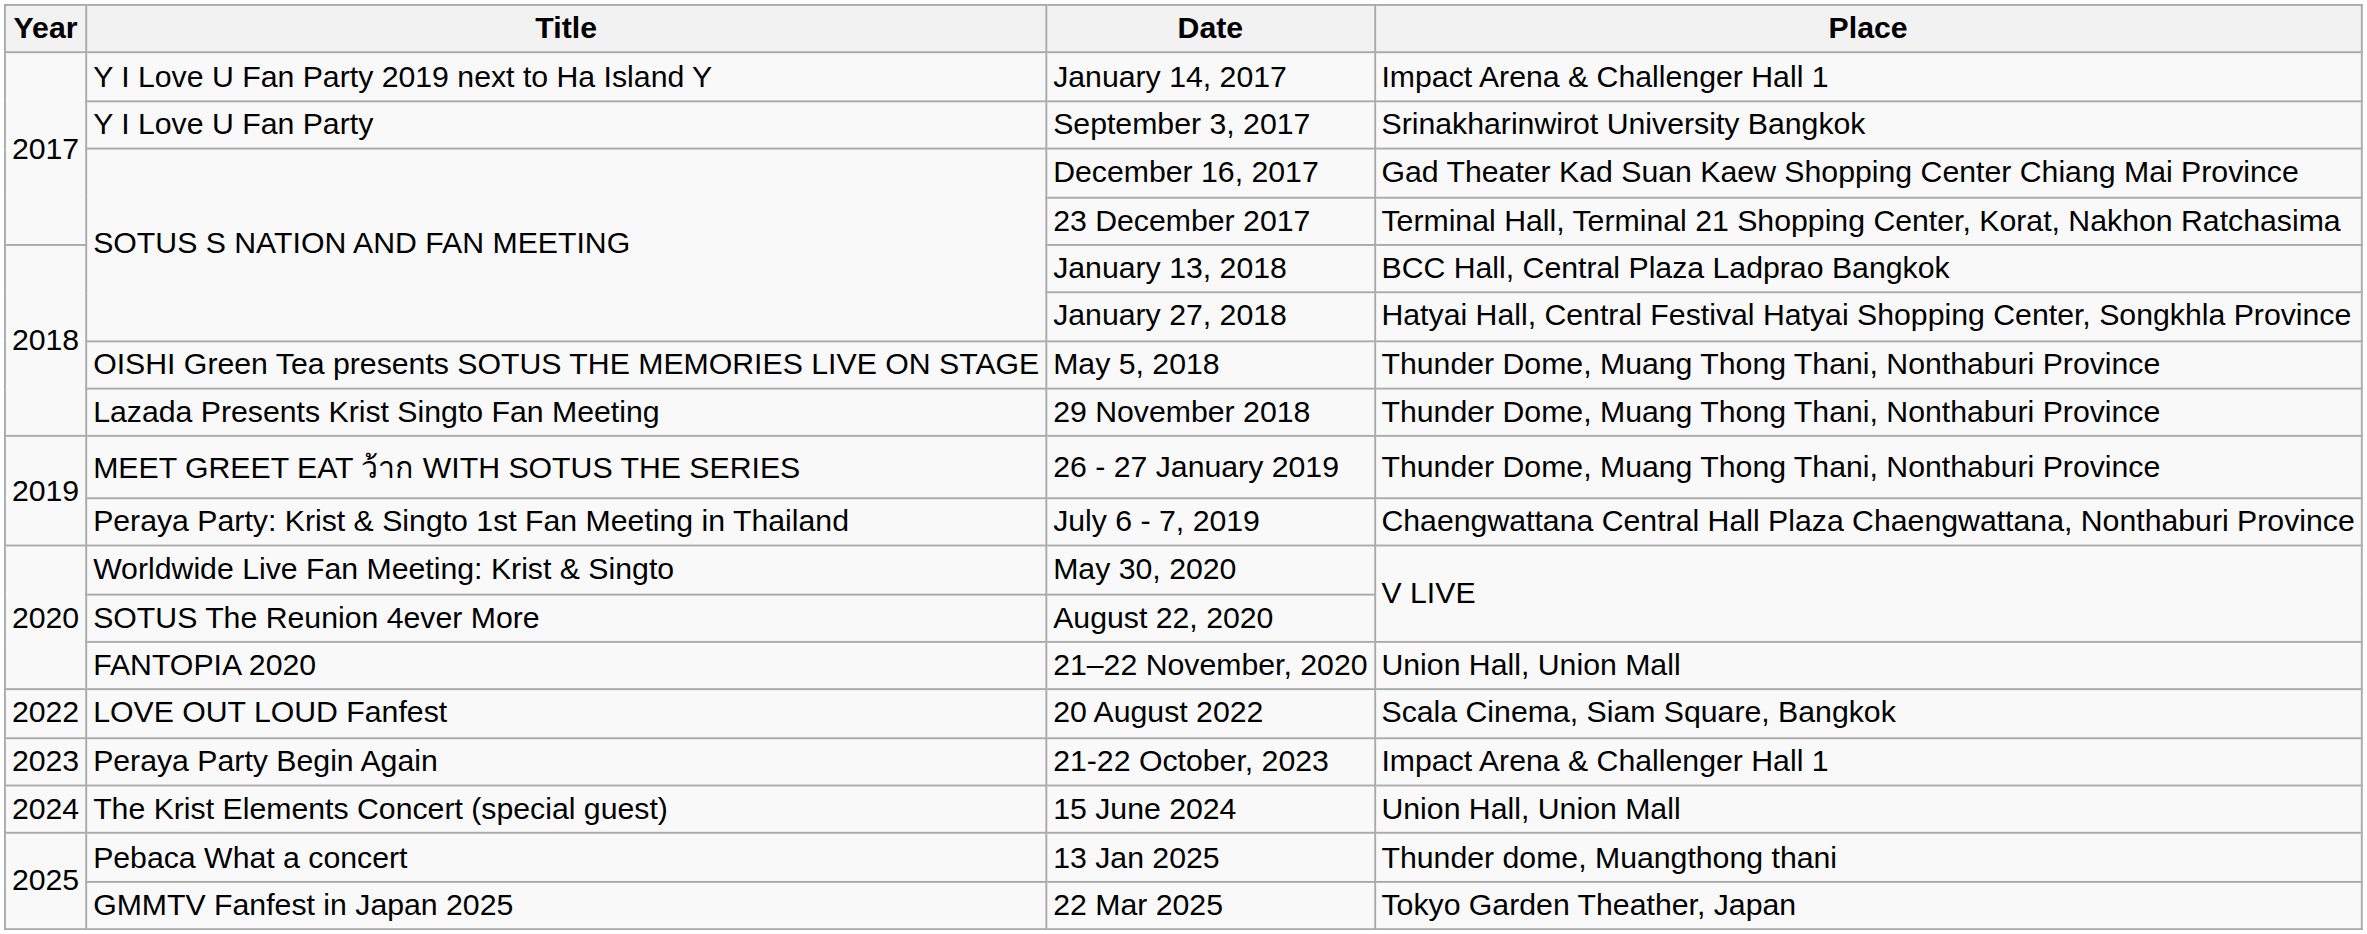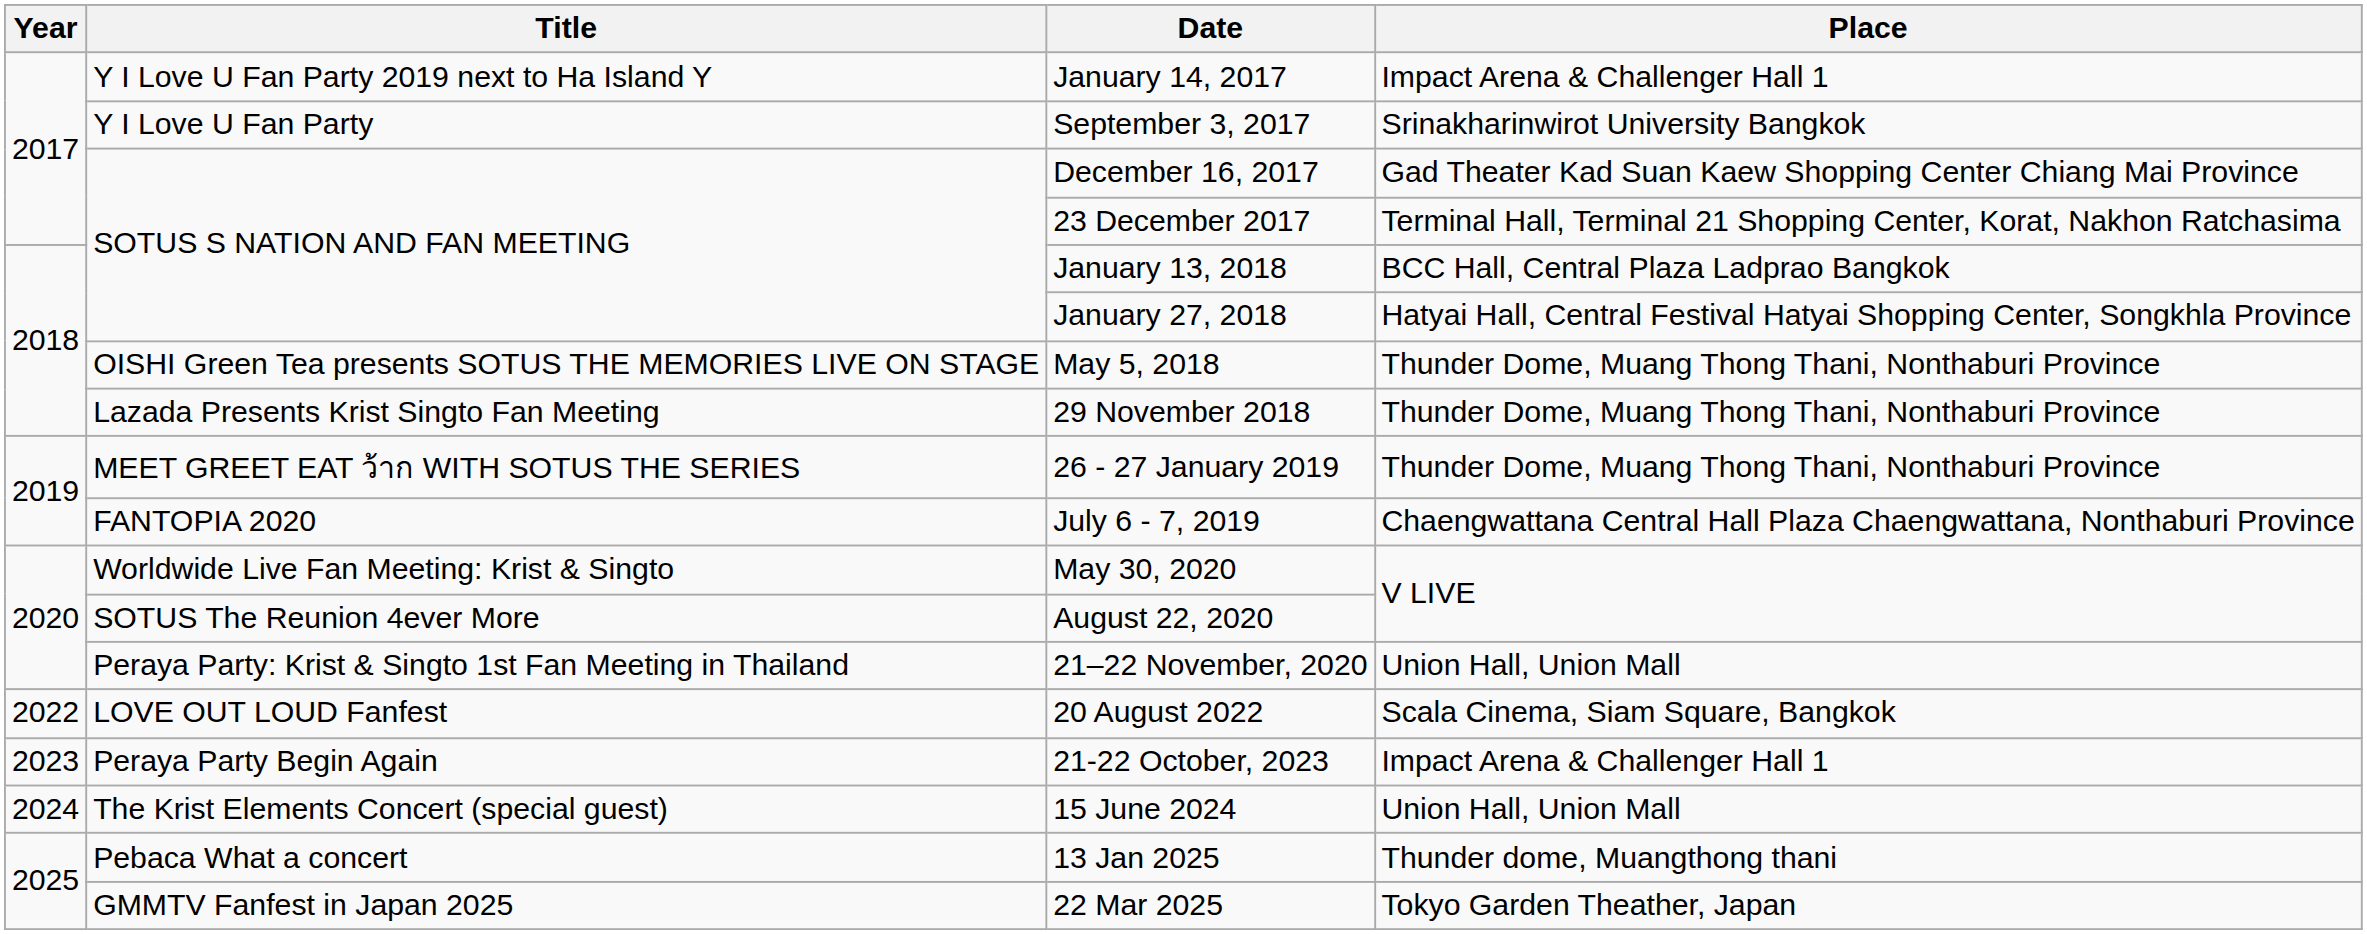(471, 521) Peraya Party: Krist & Singto 1st Fan Meeting in Thailand -> (205, 521) FANTOPIA 2020
(205, 665) FANTOPIA 2020 -> (471, 665) Peraya Party: Krist & Singto 1st Fan Meeting in Thailand
